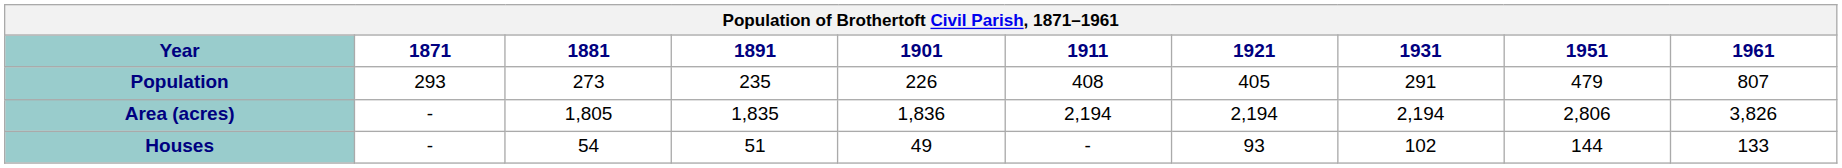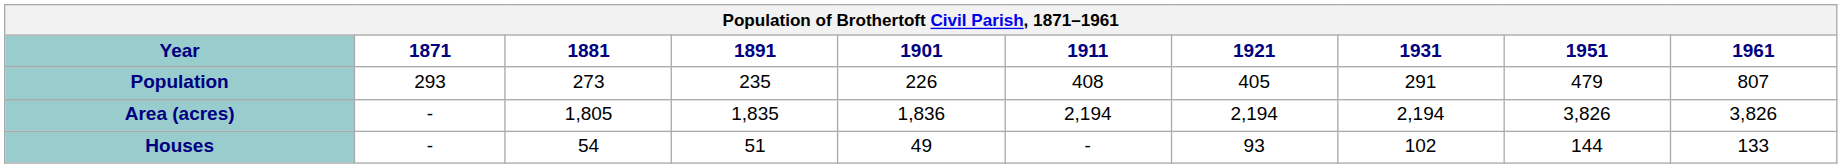(1587, 114) 2,806 -> (1587, 114) 3,826
